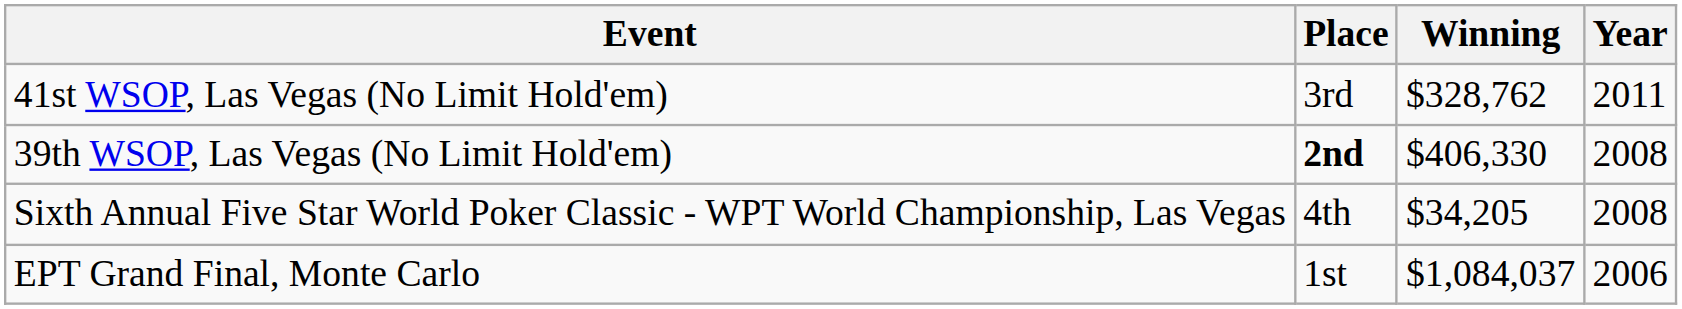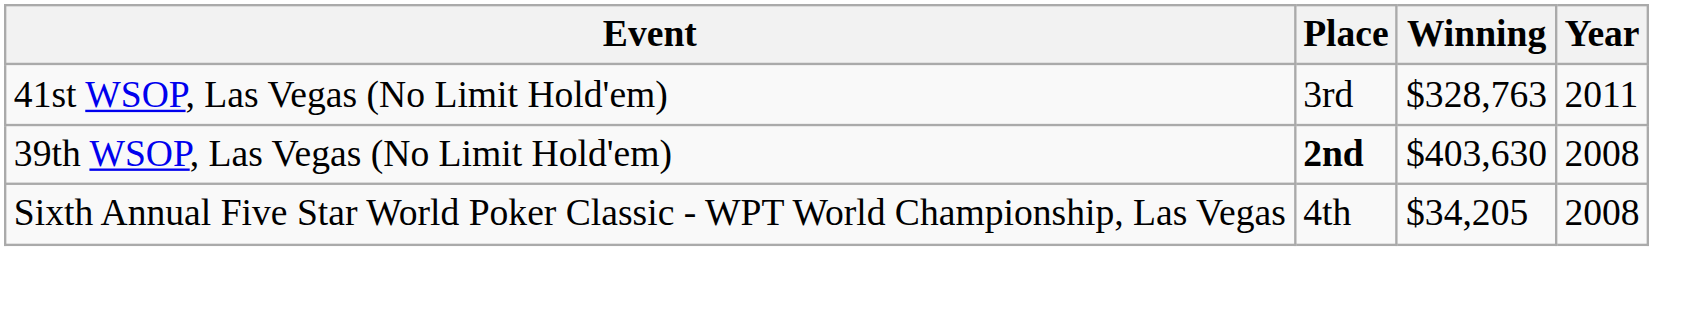(1477, 93) $328,762 -> (1477, 93) $328,763
(1477, 153) $406,330 -> (1477, 153) $403,630
- row: (247, 272)
